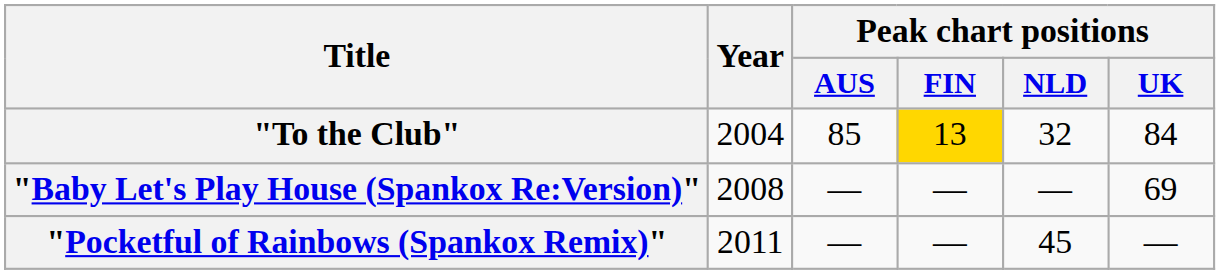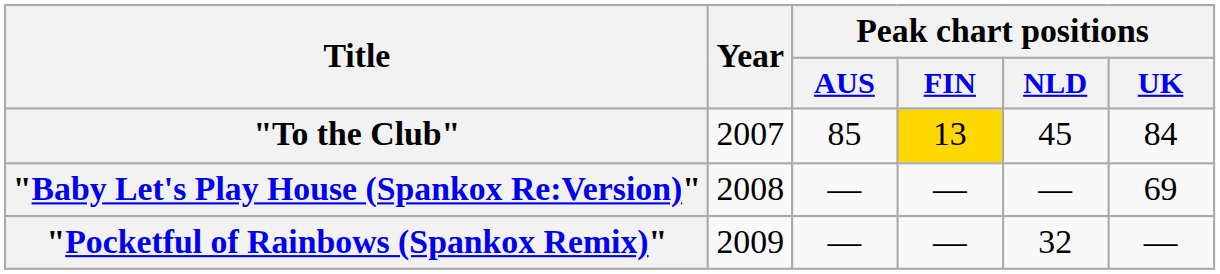(750, 134) 2004 -> (750, 134) 2007
(1055, 134) 32 -> (1055, 134) 45
(750, 242) 2011 -> (750, 242) 2009
(1055, 242) 45 -> (1055, 242) 32
